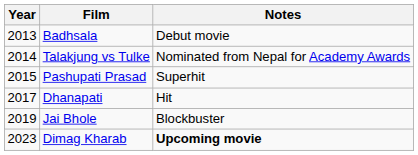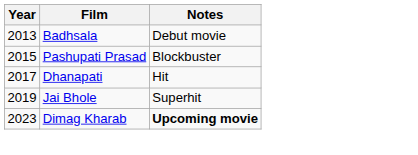- row: (96, 56)
(180, 77) Superhit -> (187, 56) Blockbuster
(190, 118) Blockbuster -> (177, 98) Superhit
